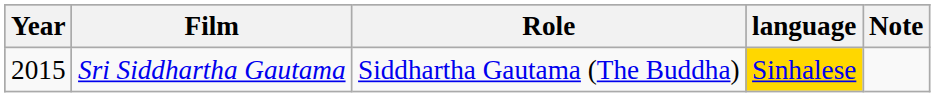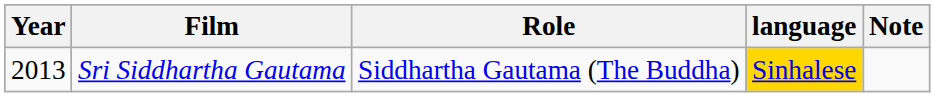(38, 69) 2015 -> (38, 69) 2013
